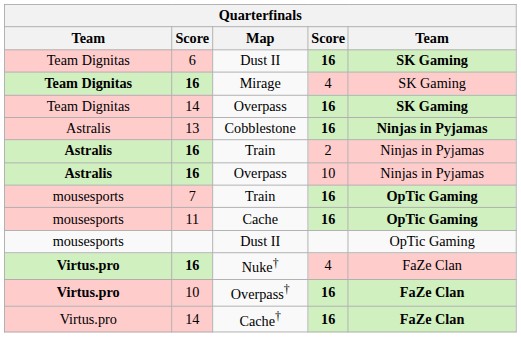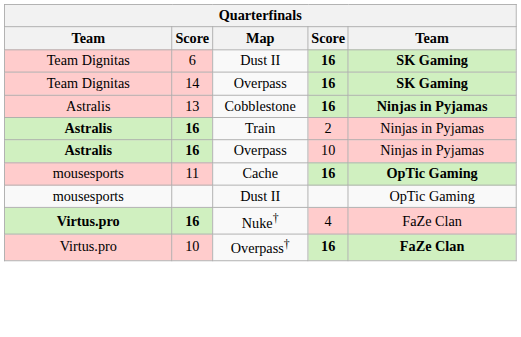- row: (192, 83)
- row: (192, 196)
(88, 292) bold -> (88, 247) normal
- row: (192, 319)
